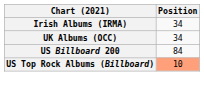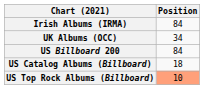(178, 24) 34 -> (178, 24) 84
+ row: (80, 64)
